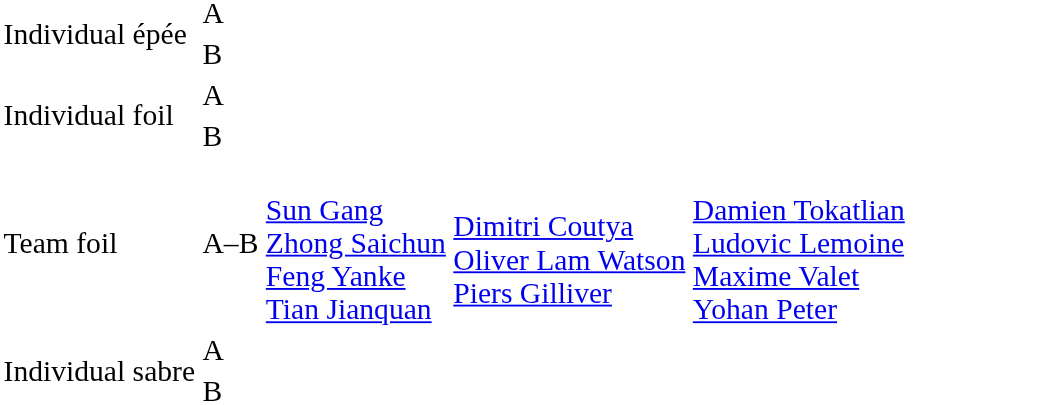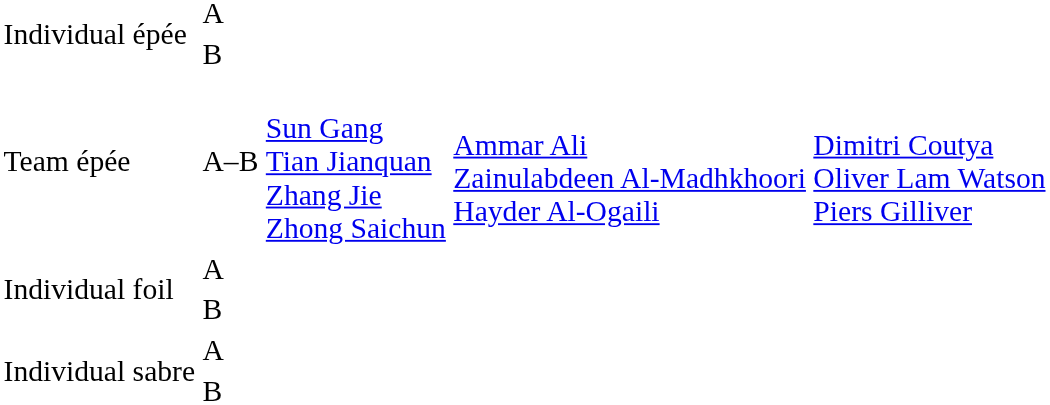+ row: (67, 161)
- row: (60, 243)
